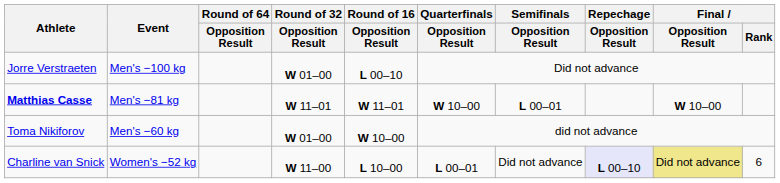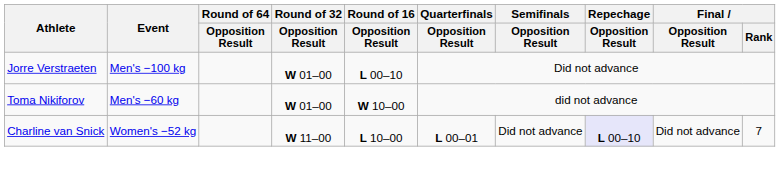- row: (50, 100)
(698, 163) khaki background -> (698, 131) no background
(759, 163) 6 -> (759, 131) 7
